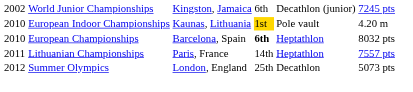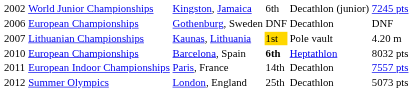+ row: (218, 23)
(15, 23) 2010 -> (15, 38) 2007
(99, 23) European Indoor Championships -> (86, 38) Lithuanian Championships
(86, 53) Lithuanian Championships -> (99, 68) European Indoor Championships
(300, 53) Heptathlon -> (312, 68) Decathlon
